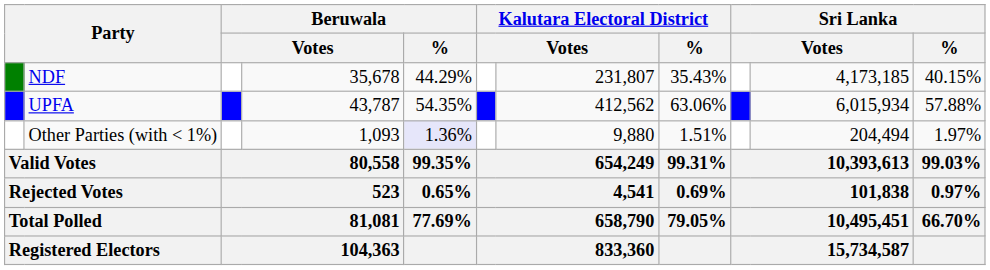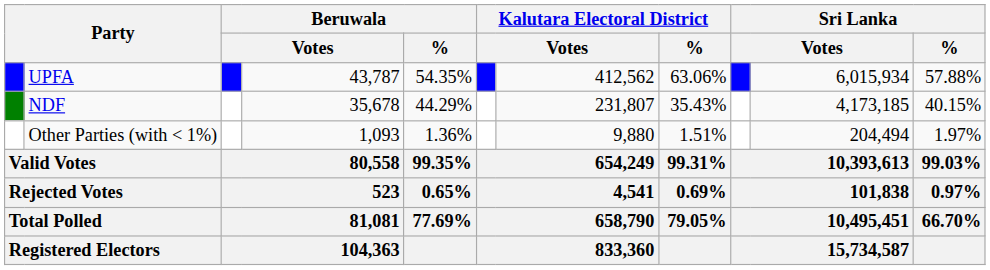rows swapped: (51, 105) <-> (47, 76)
(448, 134) lavender background -> (448, 134) no background
